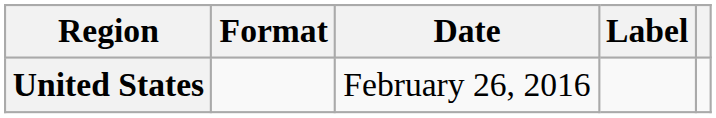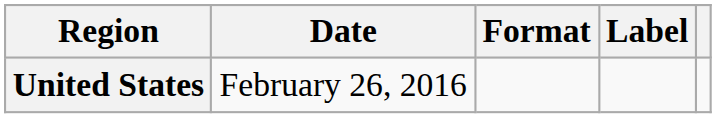columns swapped: (467, 31) <-> (274, 31)
